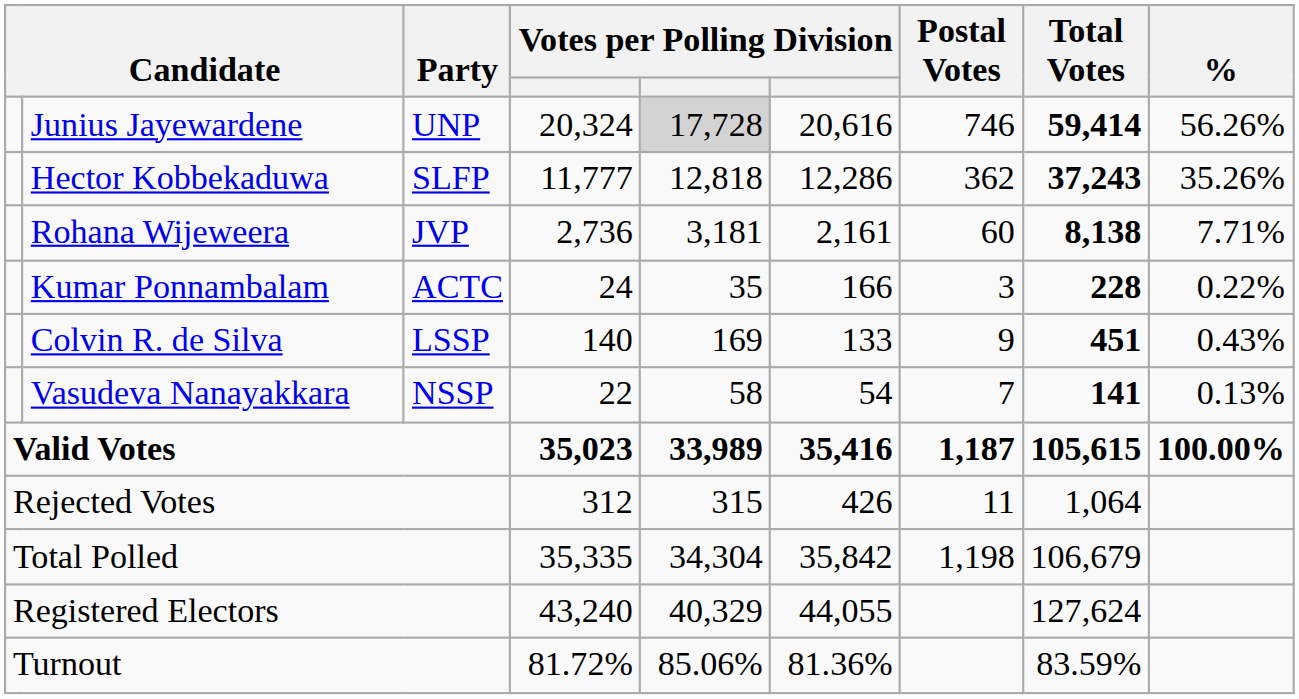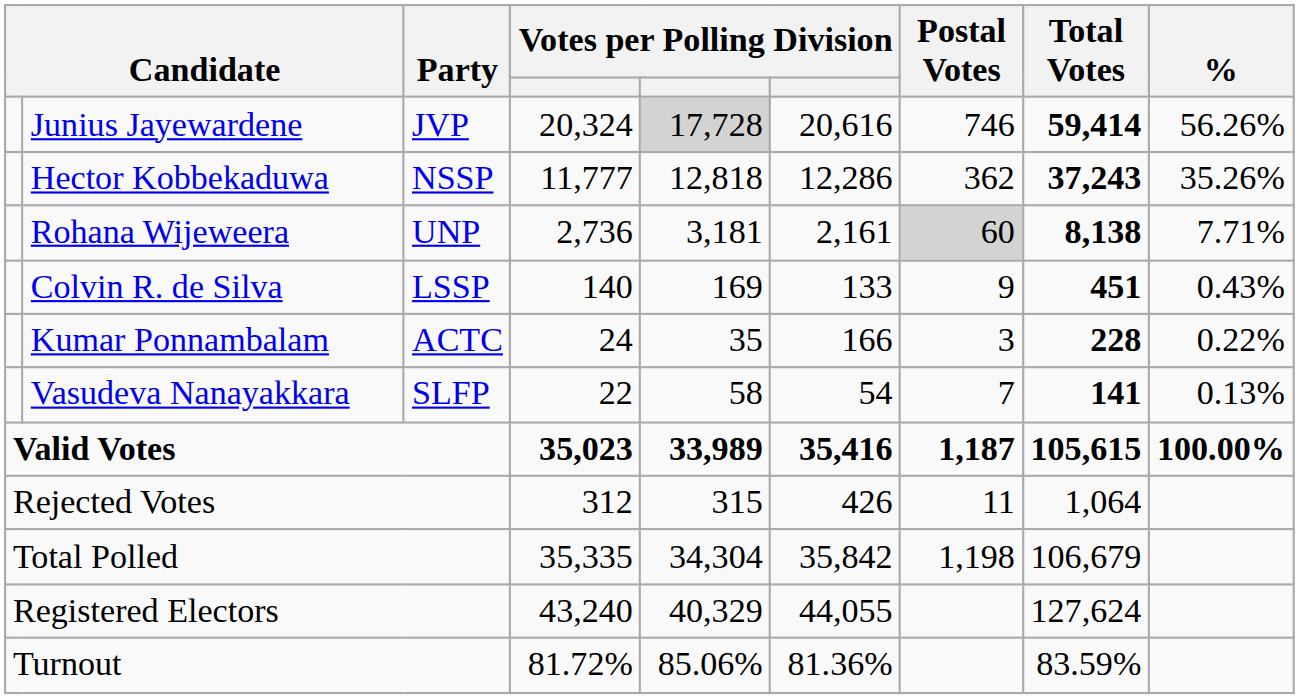(446, 123) UNP -> (440, 123) JVP
(451, 177) SLFP -> (453, 177) NSSP
(440, 232) JVP -> (446, 232) UNP
(998, 232) no background -> (998, 232) lightgrey background
rows swapped: (157, 340) <-> (180, 286)
(453, 394) NSSP -> (451, 394) SLFP
